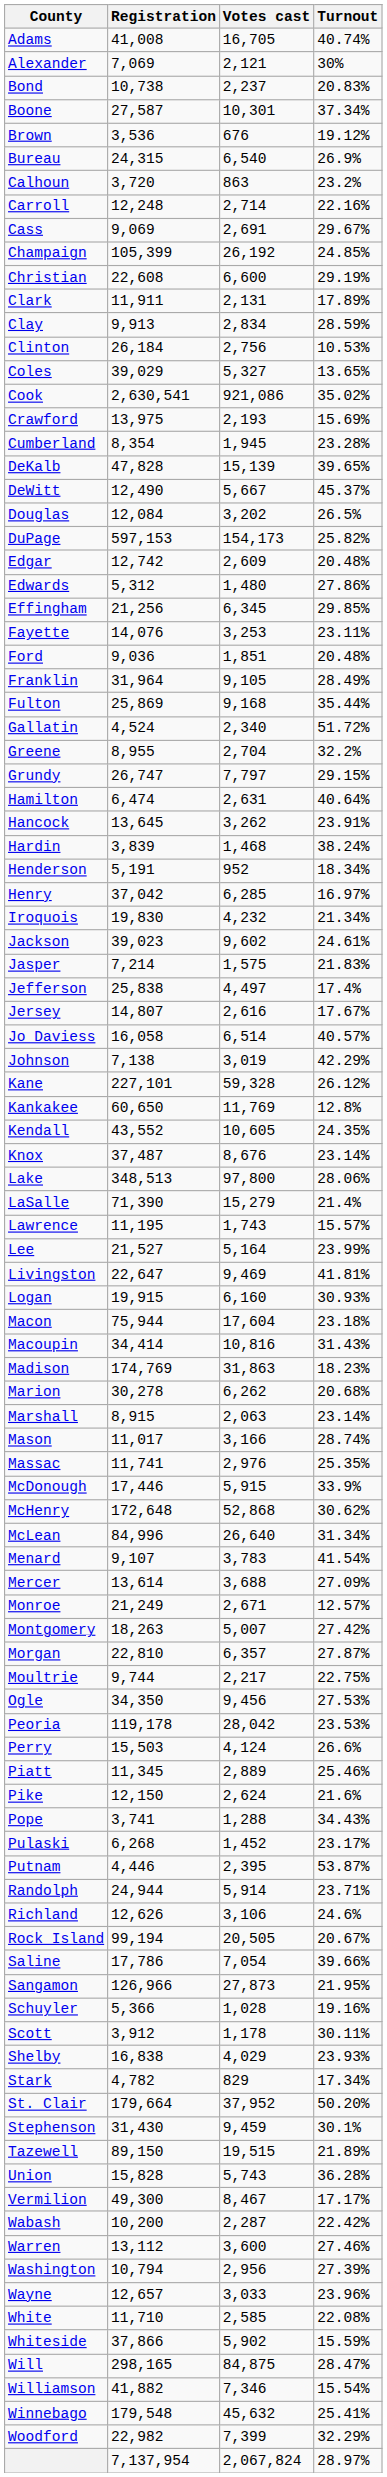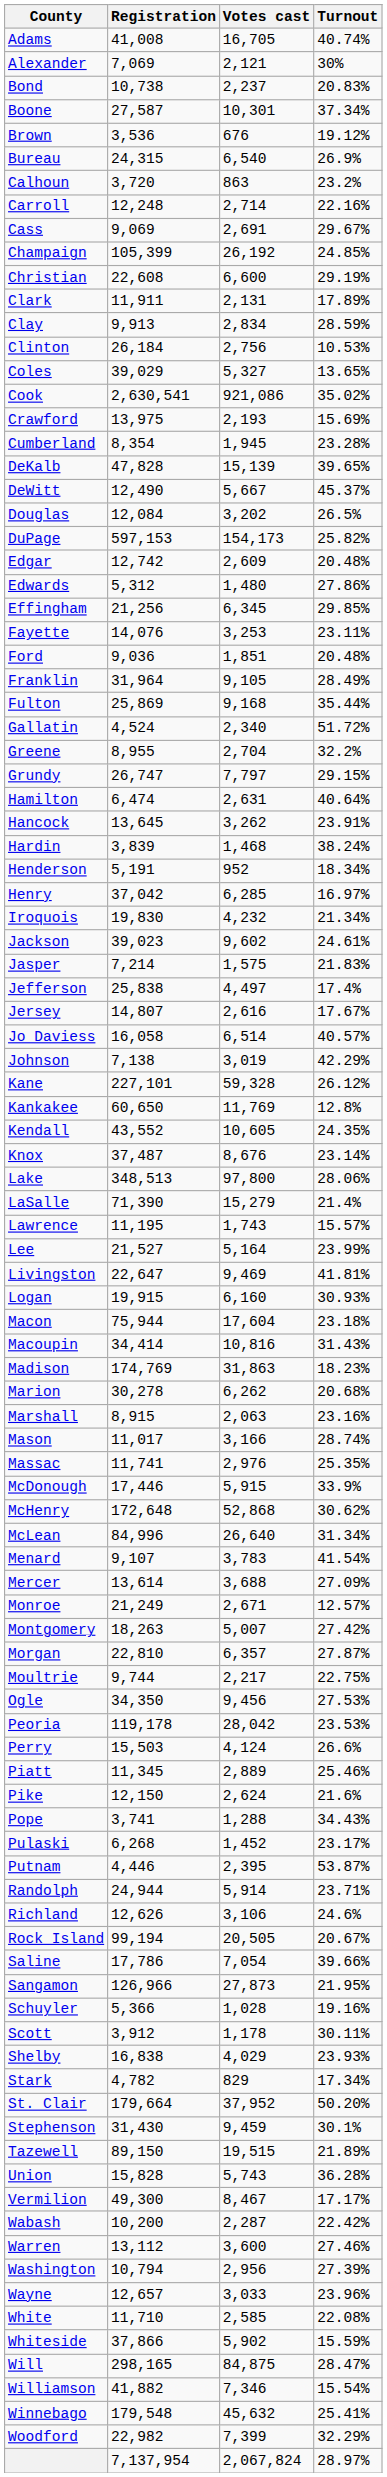(343, 1416) 23.14% -> (343, 1416) 23.16%
